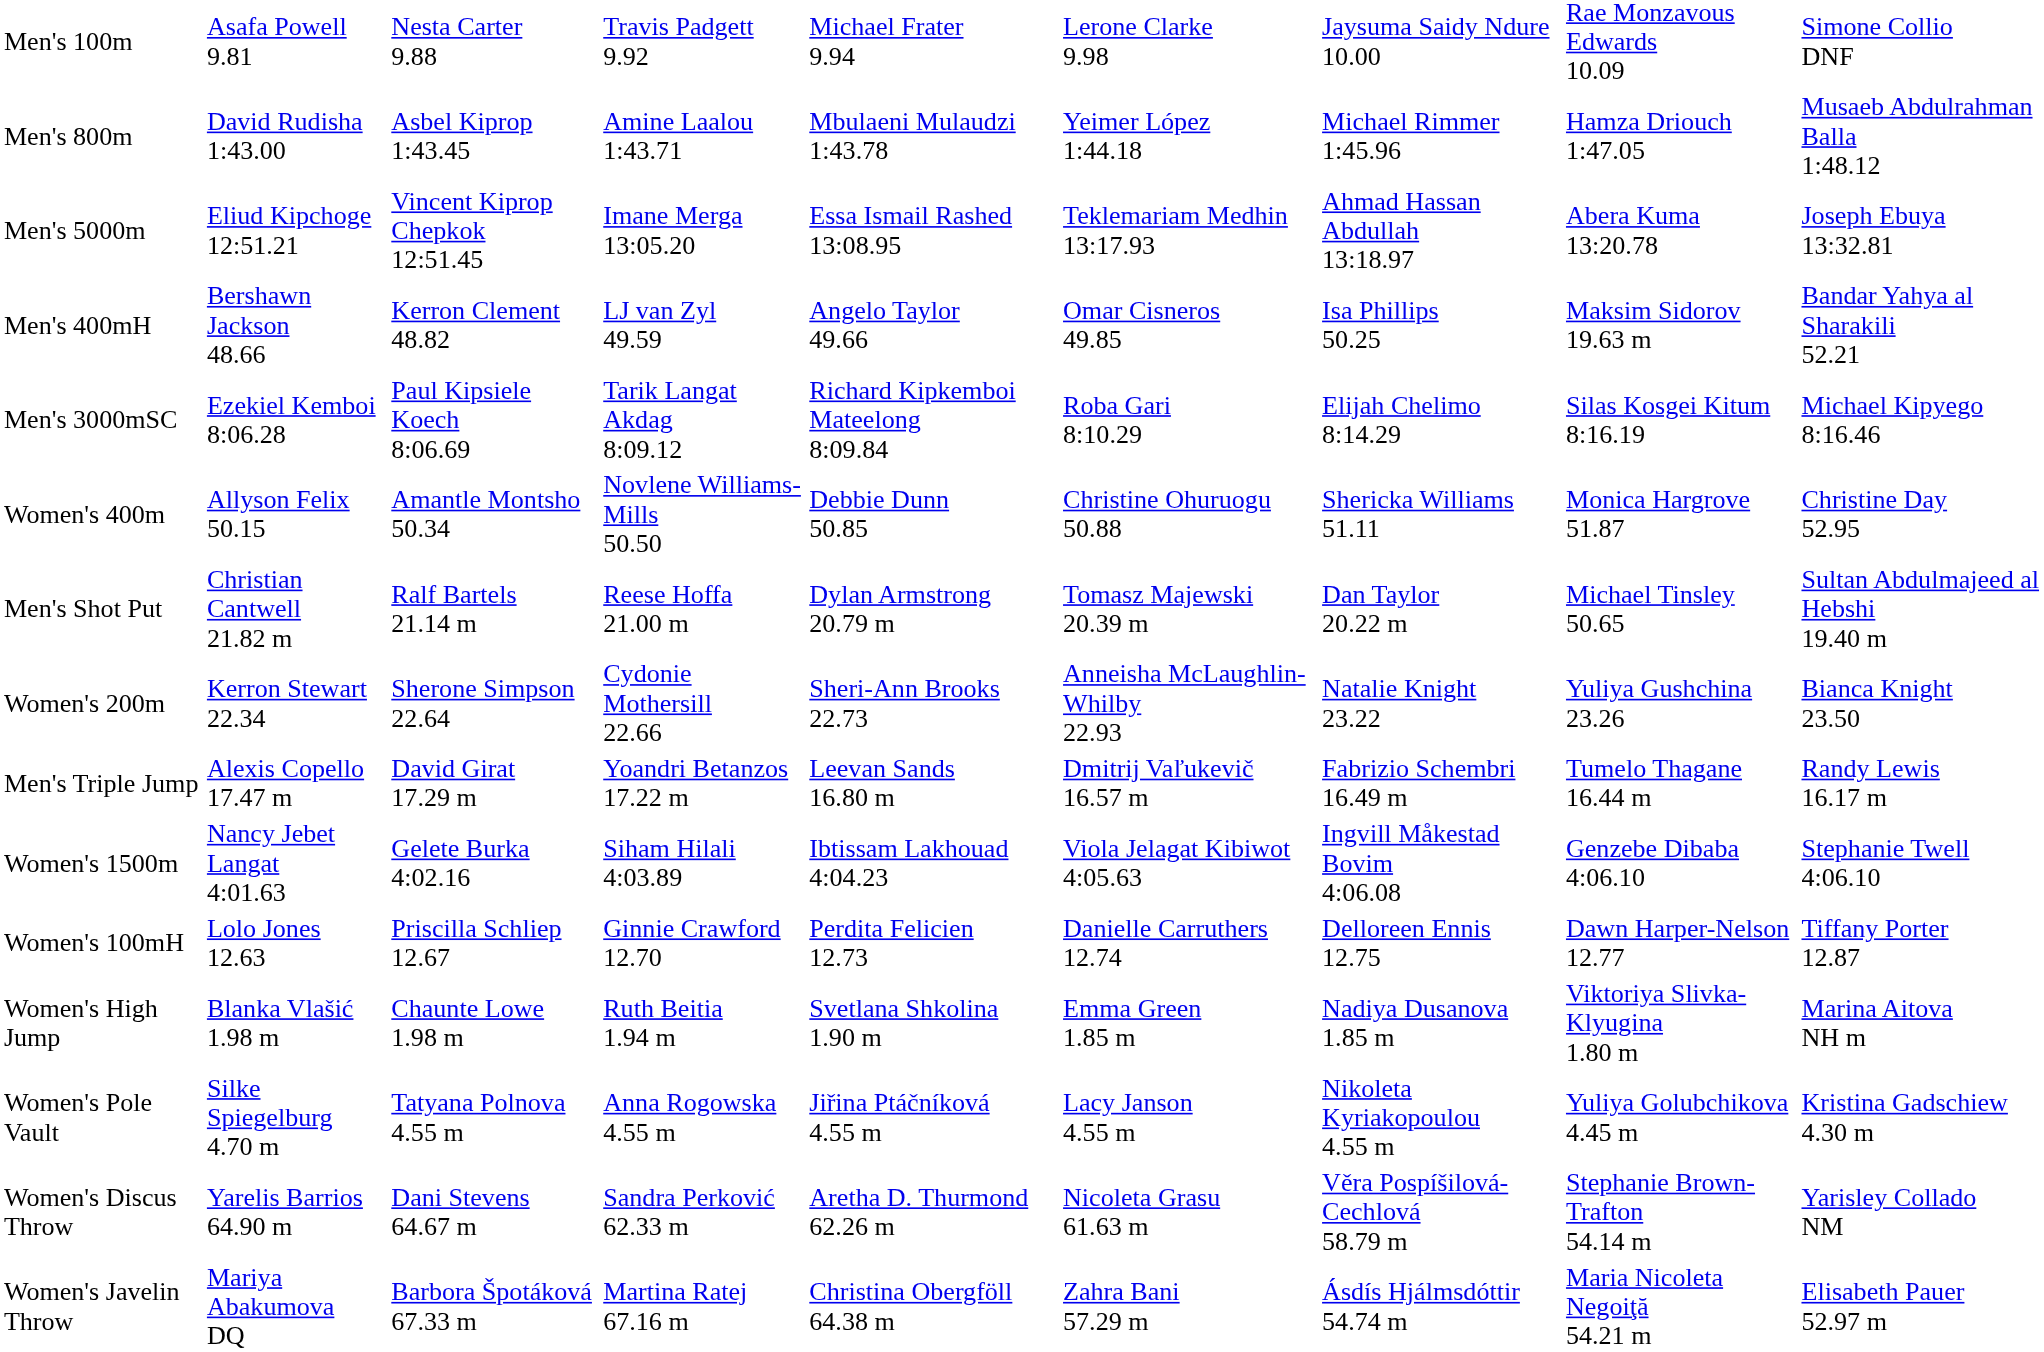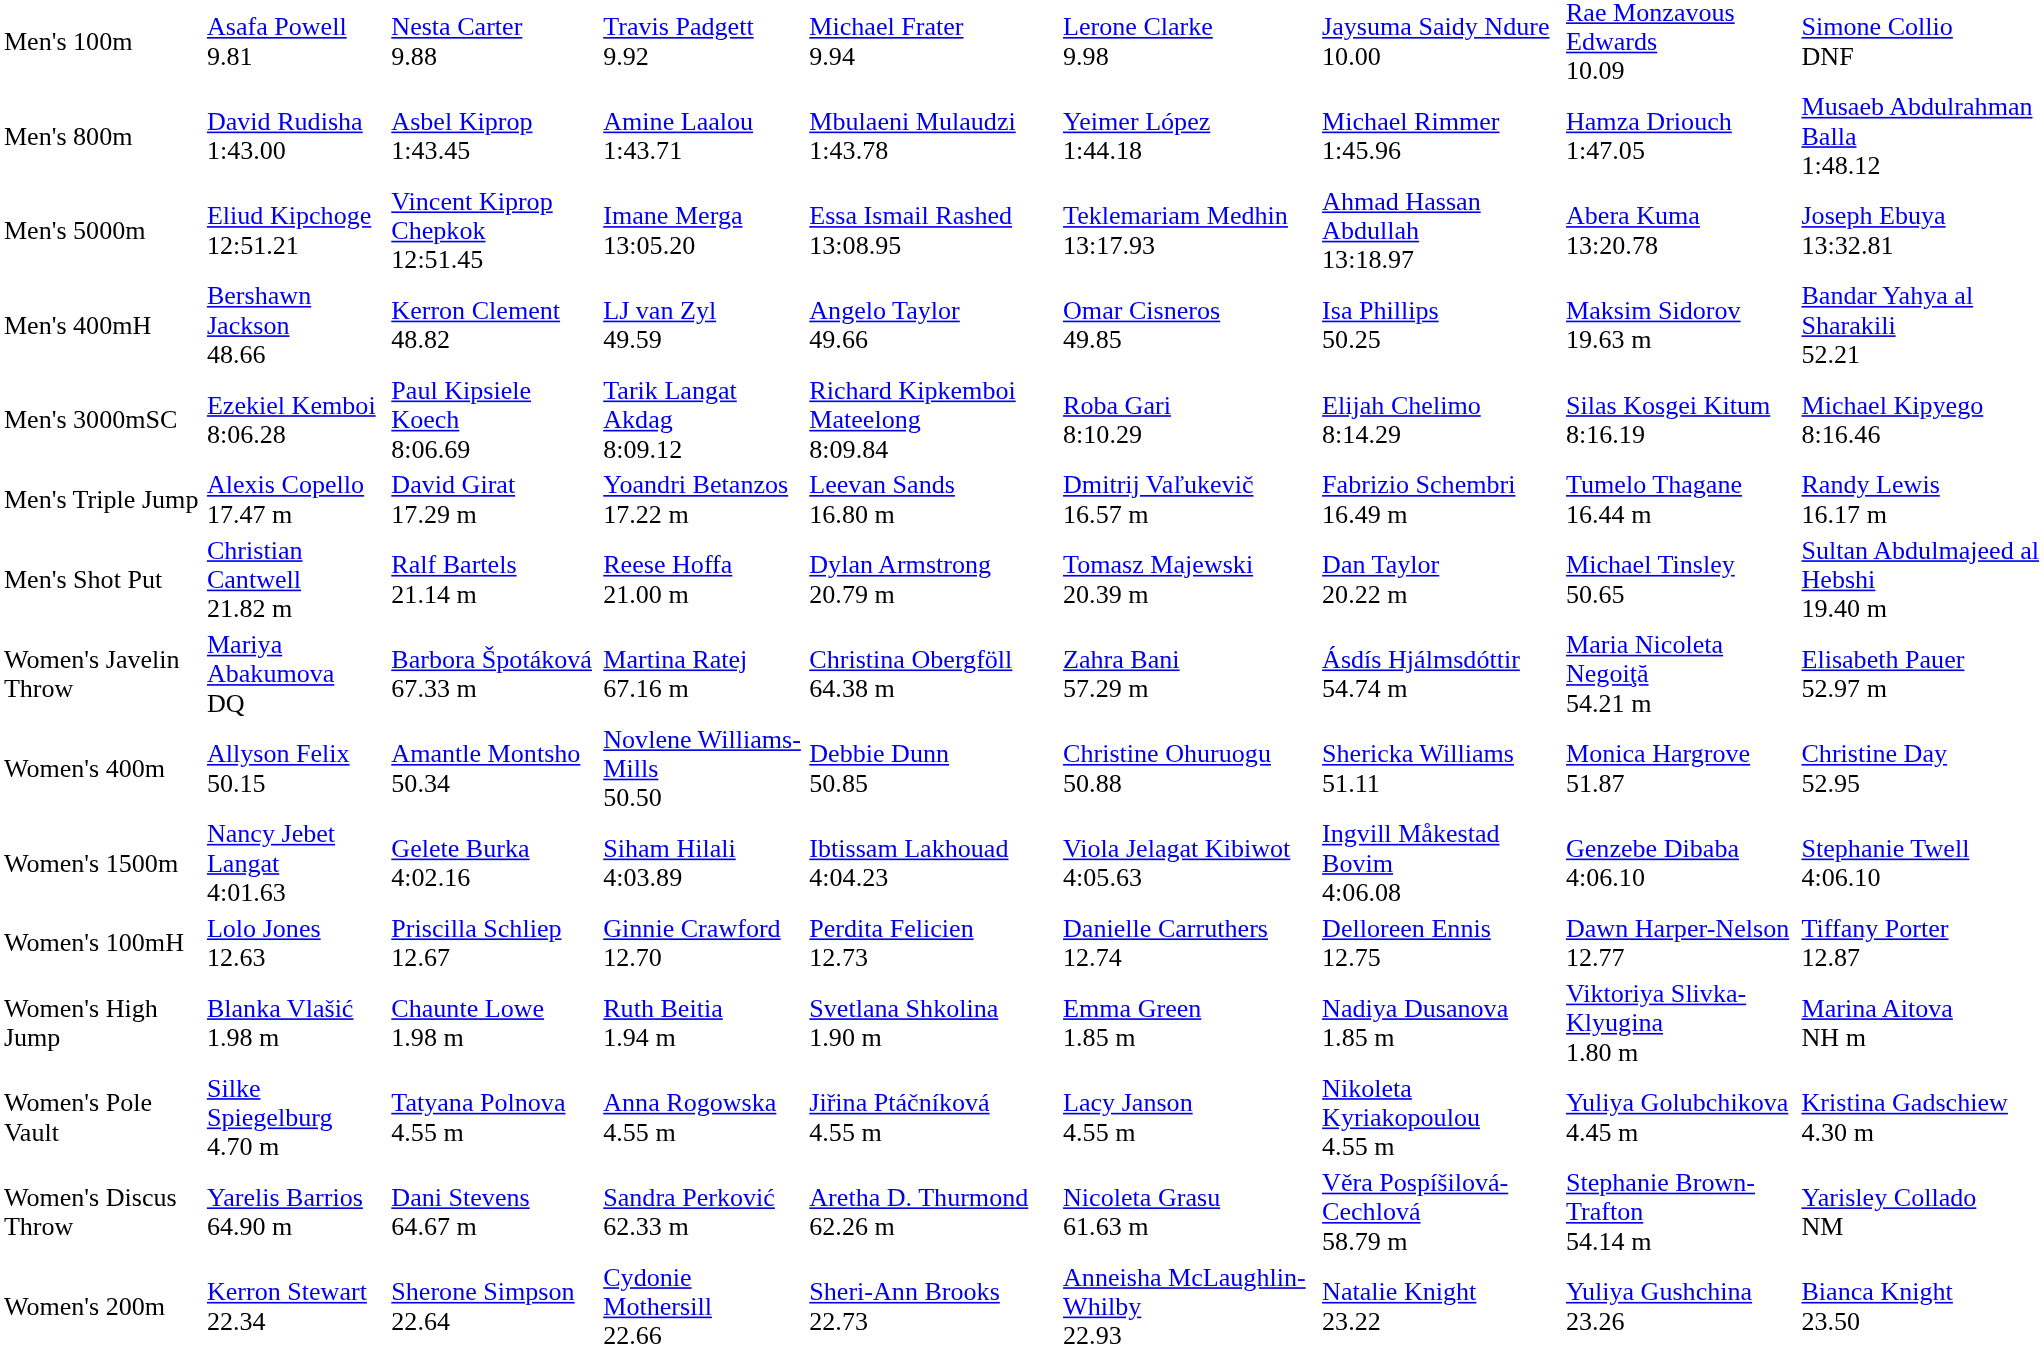rows swapped: (101, 783) <-> (85, 514)
rows swapped: (85, 703) <-> (92, 1306)
